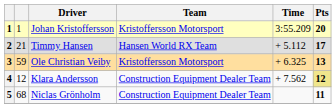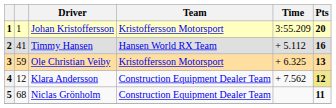(21, 46) 21 -> (21, 46) 41
(320, 46) 17 -> (320, 46) 16
